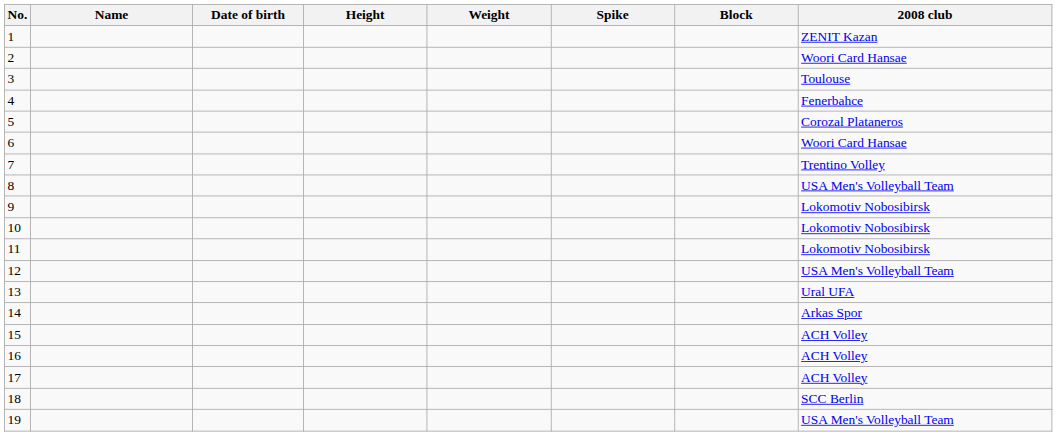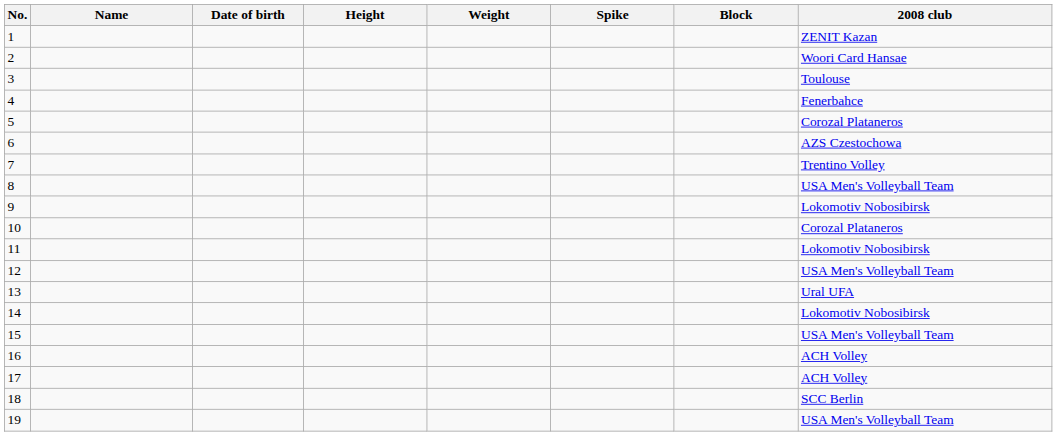(854, 143) Woori Card Hansae -> (851, 143) AZS Czestochowa
(866, 228) Lokomotiv Nobosibirsk -> (852, 228) Corozal Plataneros
(832, 313) Arkas Spor -> (865, 313) Lokomotiv Nobosibirsk
(834, 334) ACH Volley -> (877, 334) USA Men's Volleyball Team
